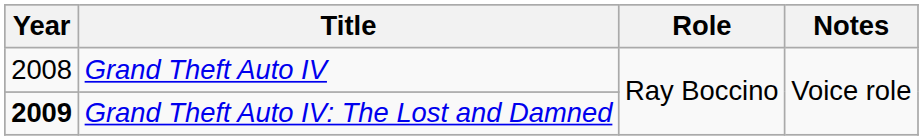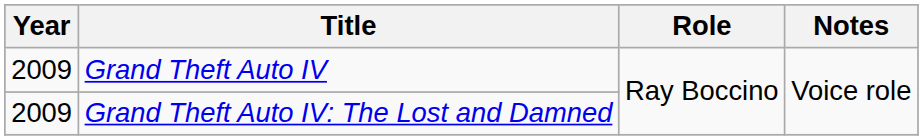(42, 69) 2008 -> (42, 69) 2009
(42, 112) bold -> (42, 112) normal
